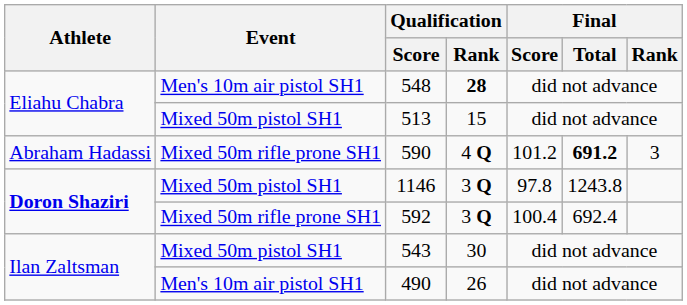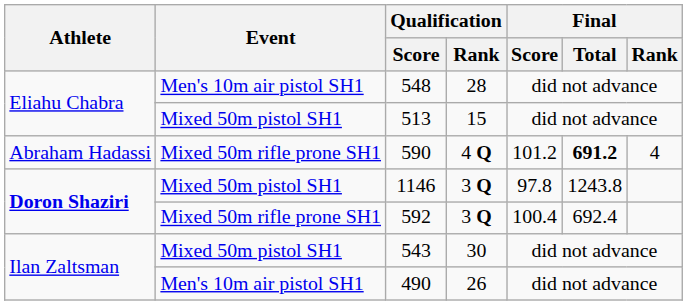(476, 86) bold -> (476, 86) normal
(655, 152) 3 -> (655, 152) 4
